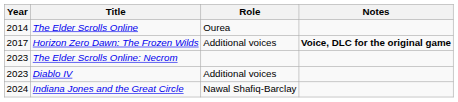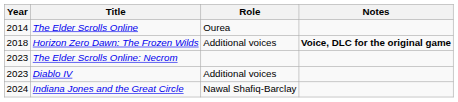(17, 43) 2017 -> (17, 43) 2018
